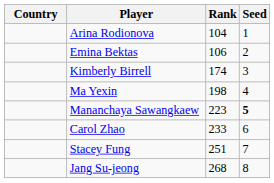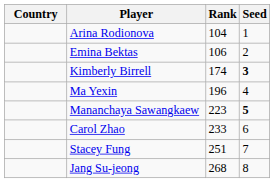(245, 71) normal -> (245, 71) bold
(218, 91) 198 -> (218, 91) 196
